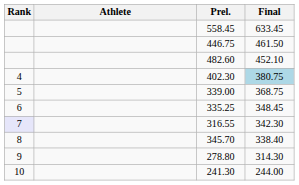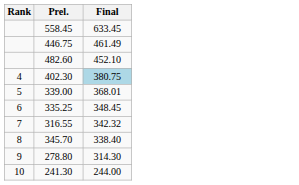- column: (115, 12)
(269, 44) 461.50 -> (107, 44) 461.49
(269, 92) 368.75 -> (107, 92) 368.01
(19, 124) lavender background -> (19, 124) no background
(269, 124) 342.30 -> (107, 124) 342.32
